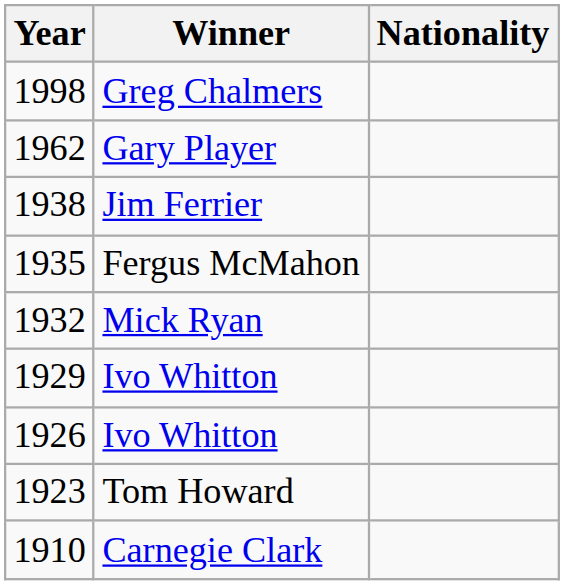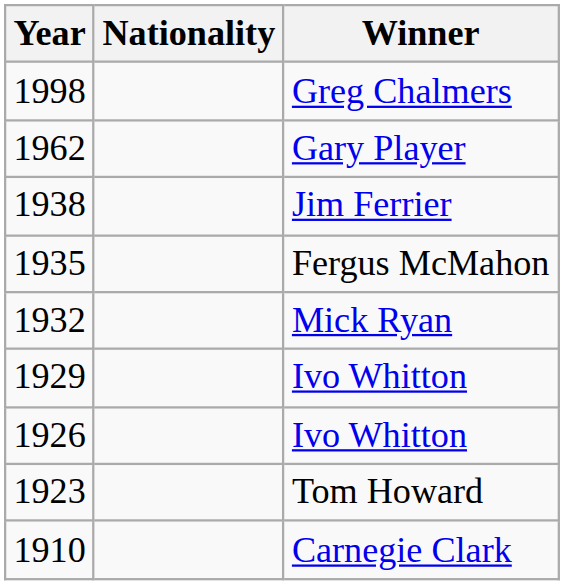columns swapped: (231, 33) <-> (463, 33)
